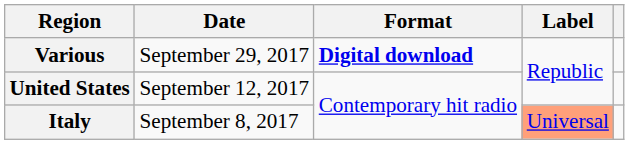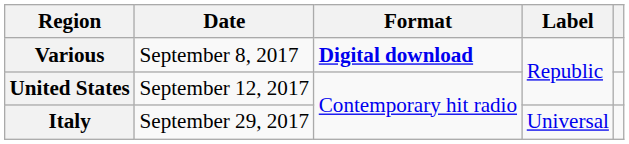(224, 54) September 29, 2017 -> (219, 54) September 8, 2017
(219, 121) September 8, 2017 -> (224, 121) September 29, 2017
(568, 121) lightsalmon background -> (568, 121) no background
